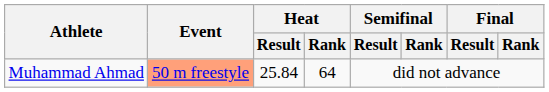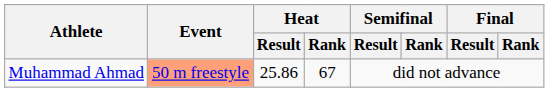(279, 73) 25.84 -> (279, 73) 25.86
(327, 73) 64 -> (327, 73) 67
